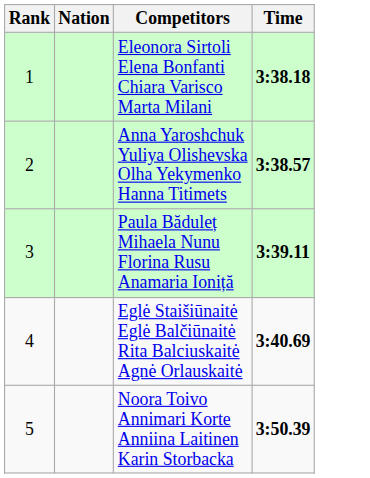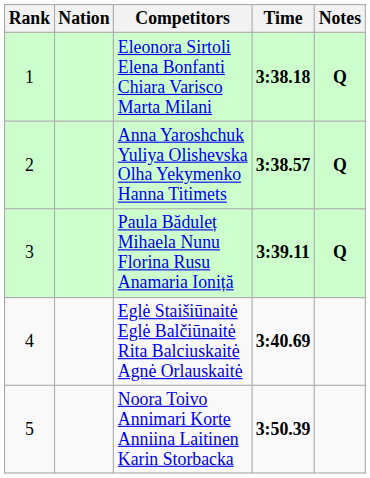+ column: (340, 18)
